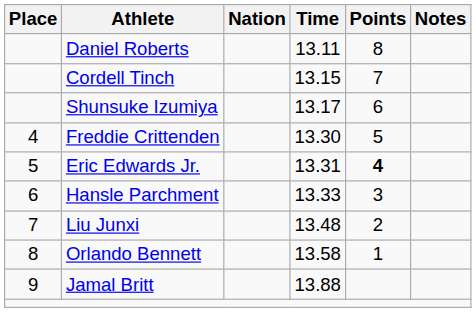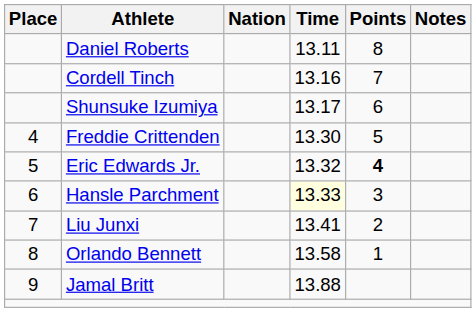(318, 78) 13.15 -> (318, 78) 13.16
(318, 166) 13.31 -> (318, 166) 13.32
(318, 195) no background -> (318, 195) lightyellow background
(318, 225) 13.48 -> (318, 225) 13.41
